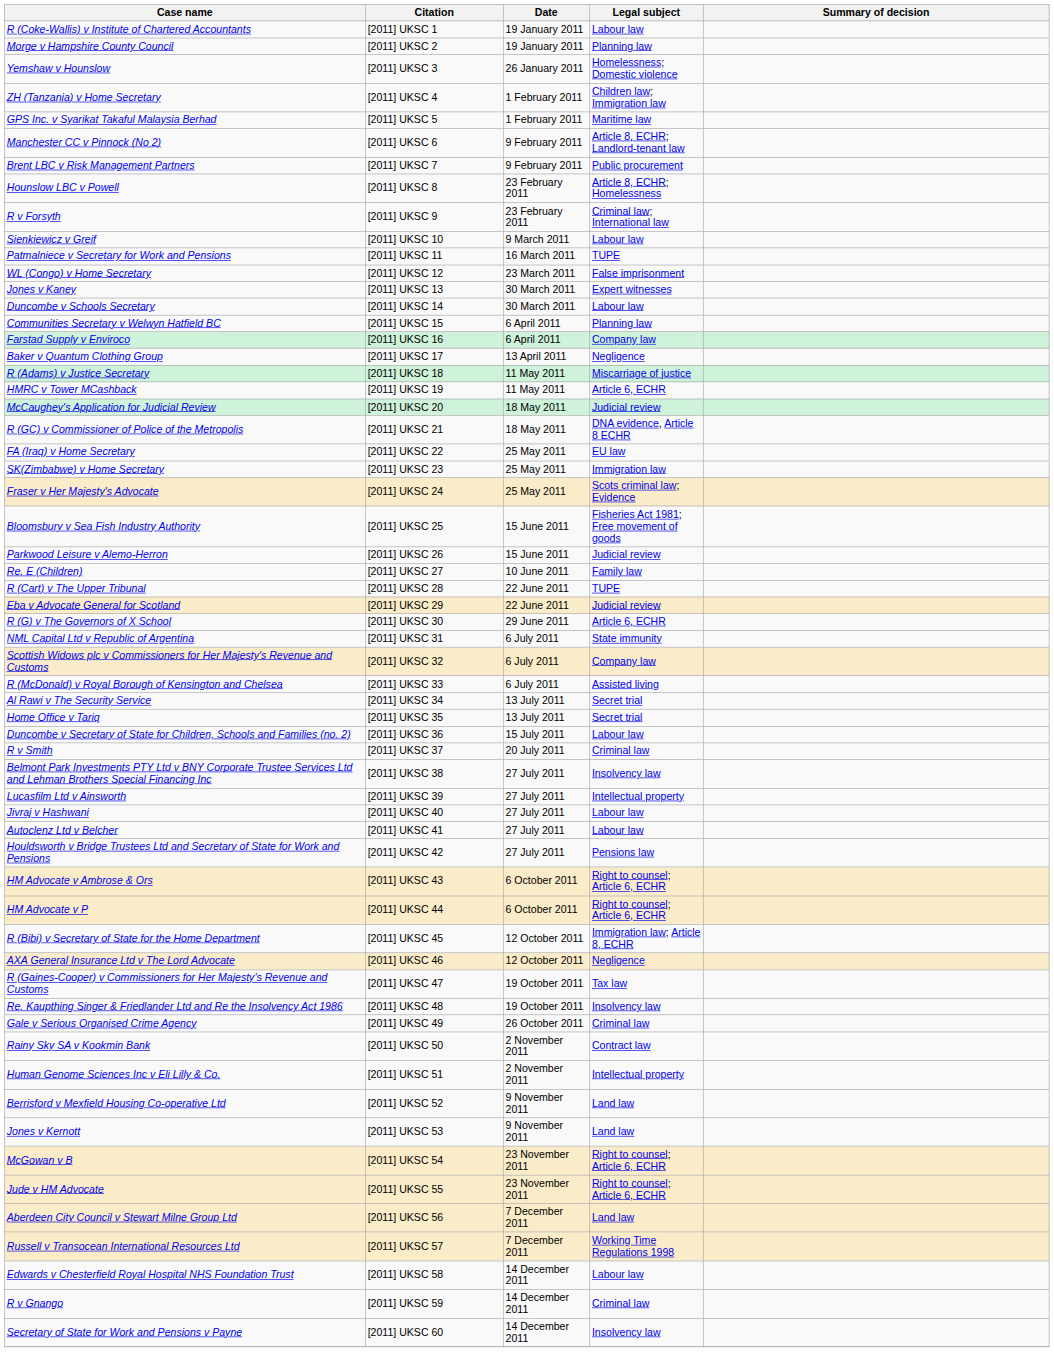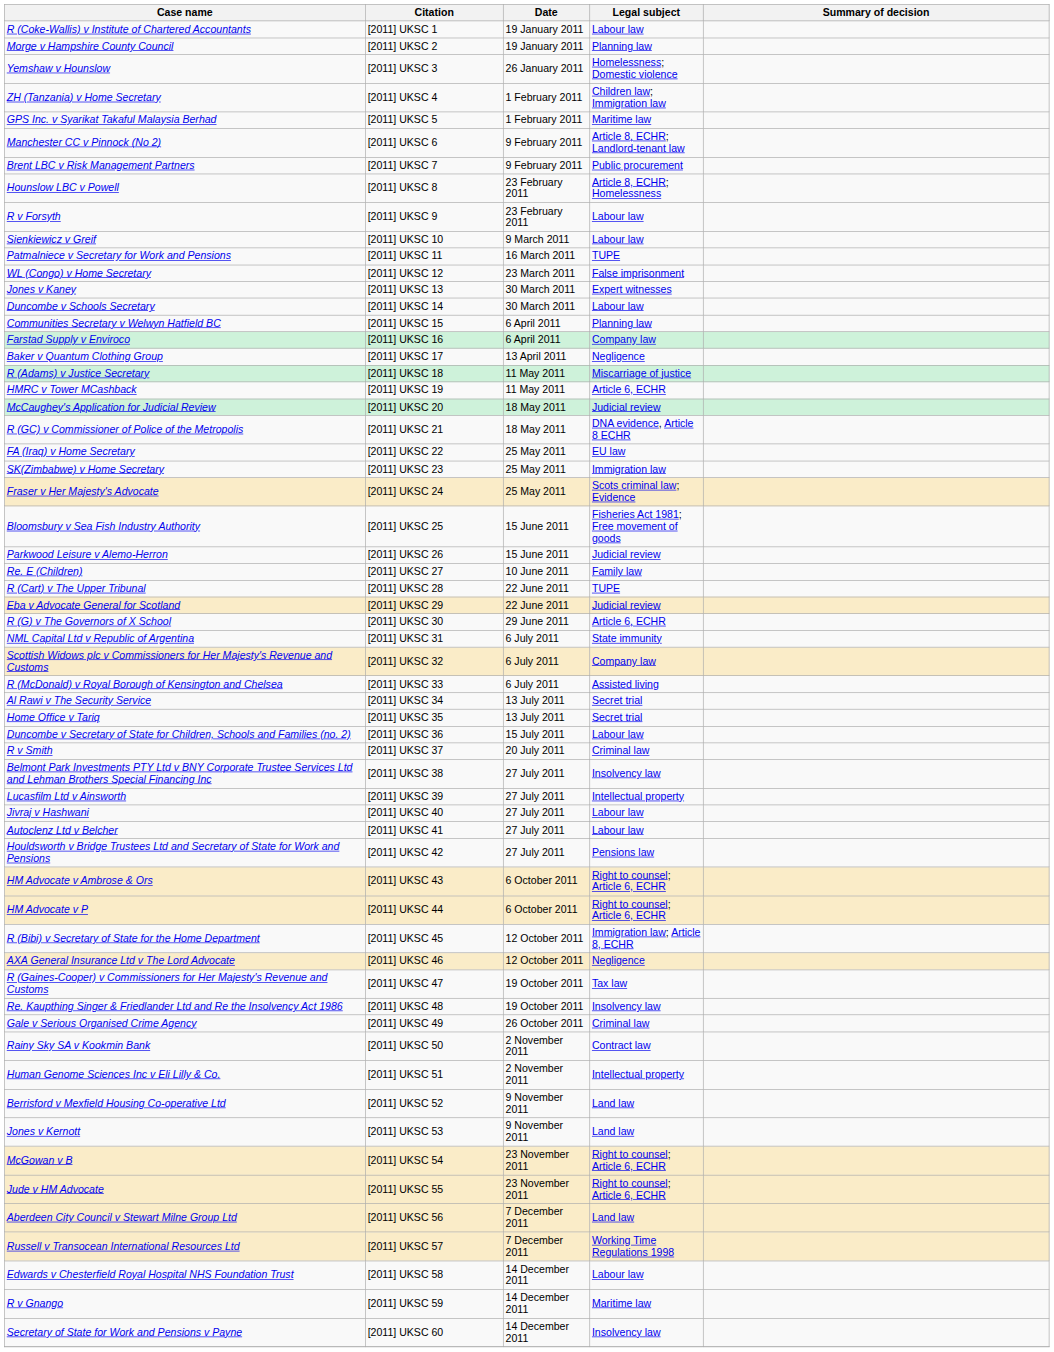(630, 217) Criminal law; International law -> (618, 217) Labour law
(621, 1303) Criminal law -> (622, 1303) Maritime law
